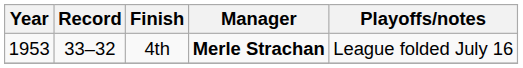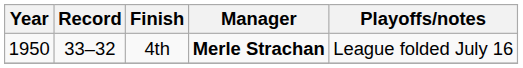(29, 48) 1953 -> (29, 48) 1950
